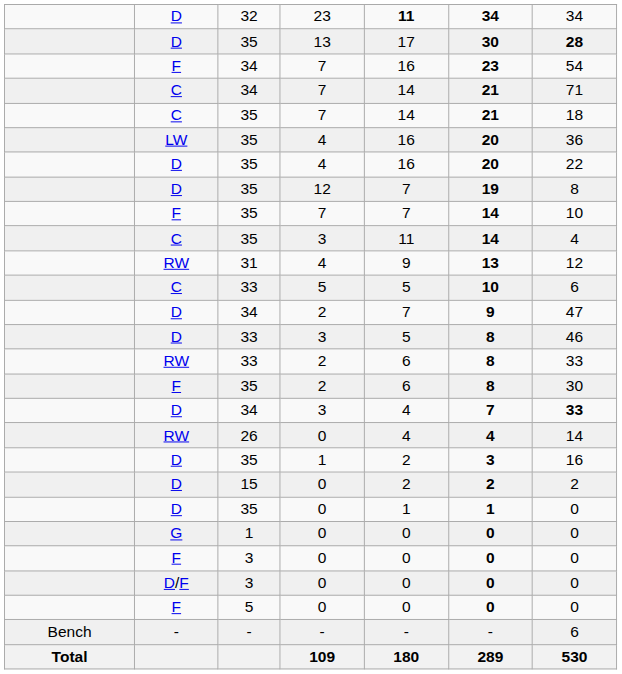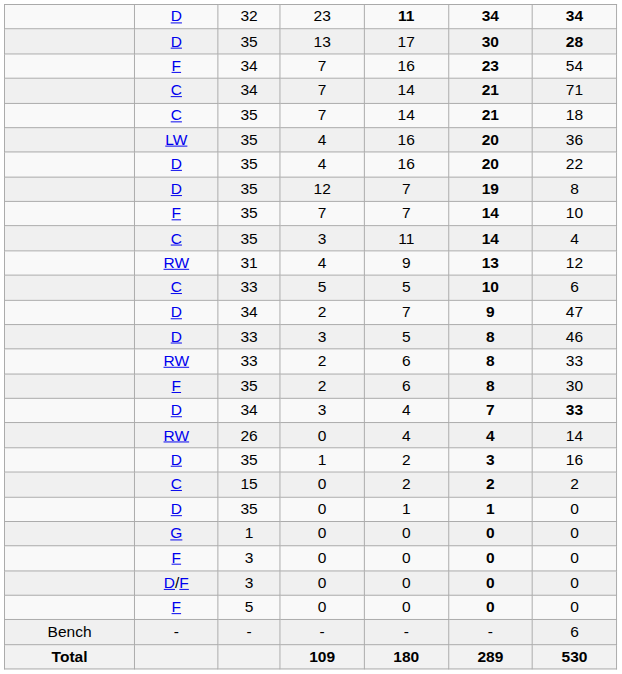(574, 16) normal -> (574, 16) bold
(176, 484) D -> (176, 484) C
